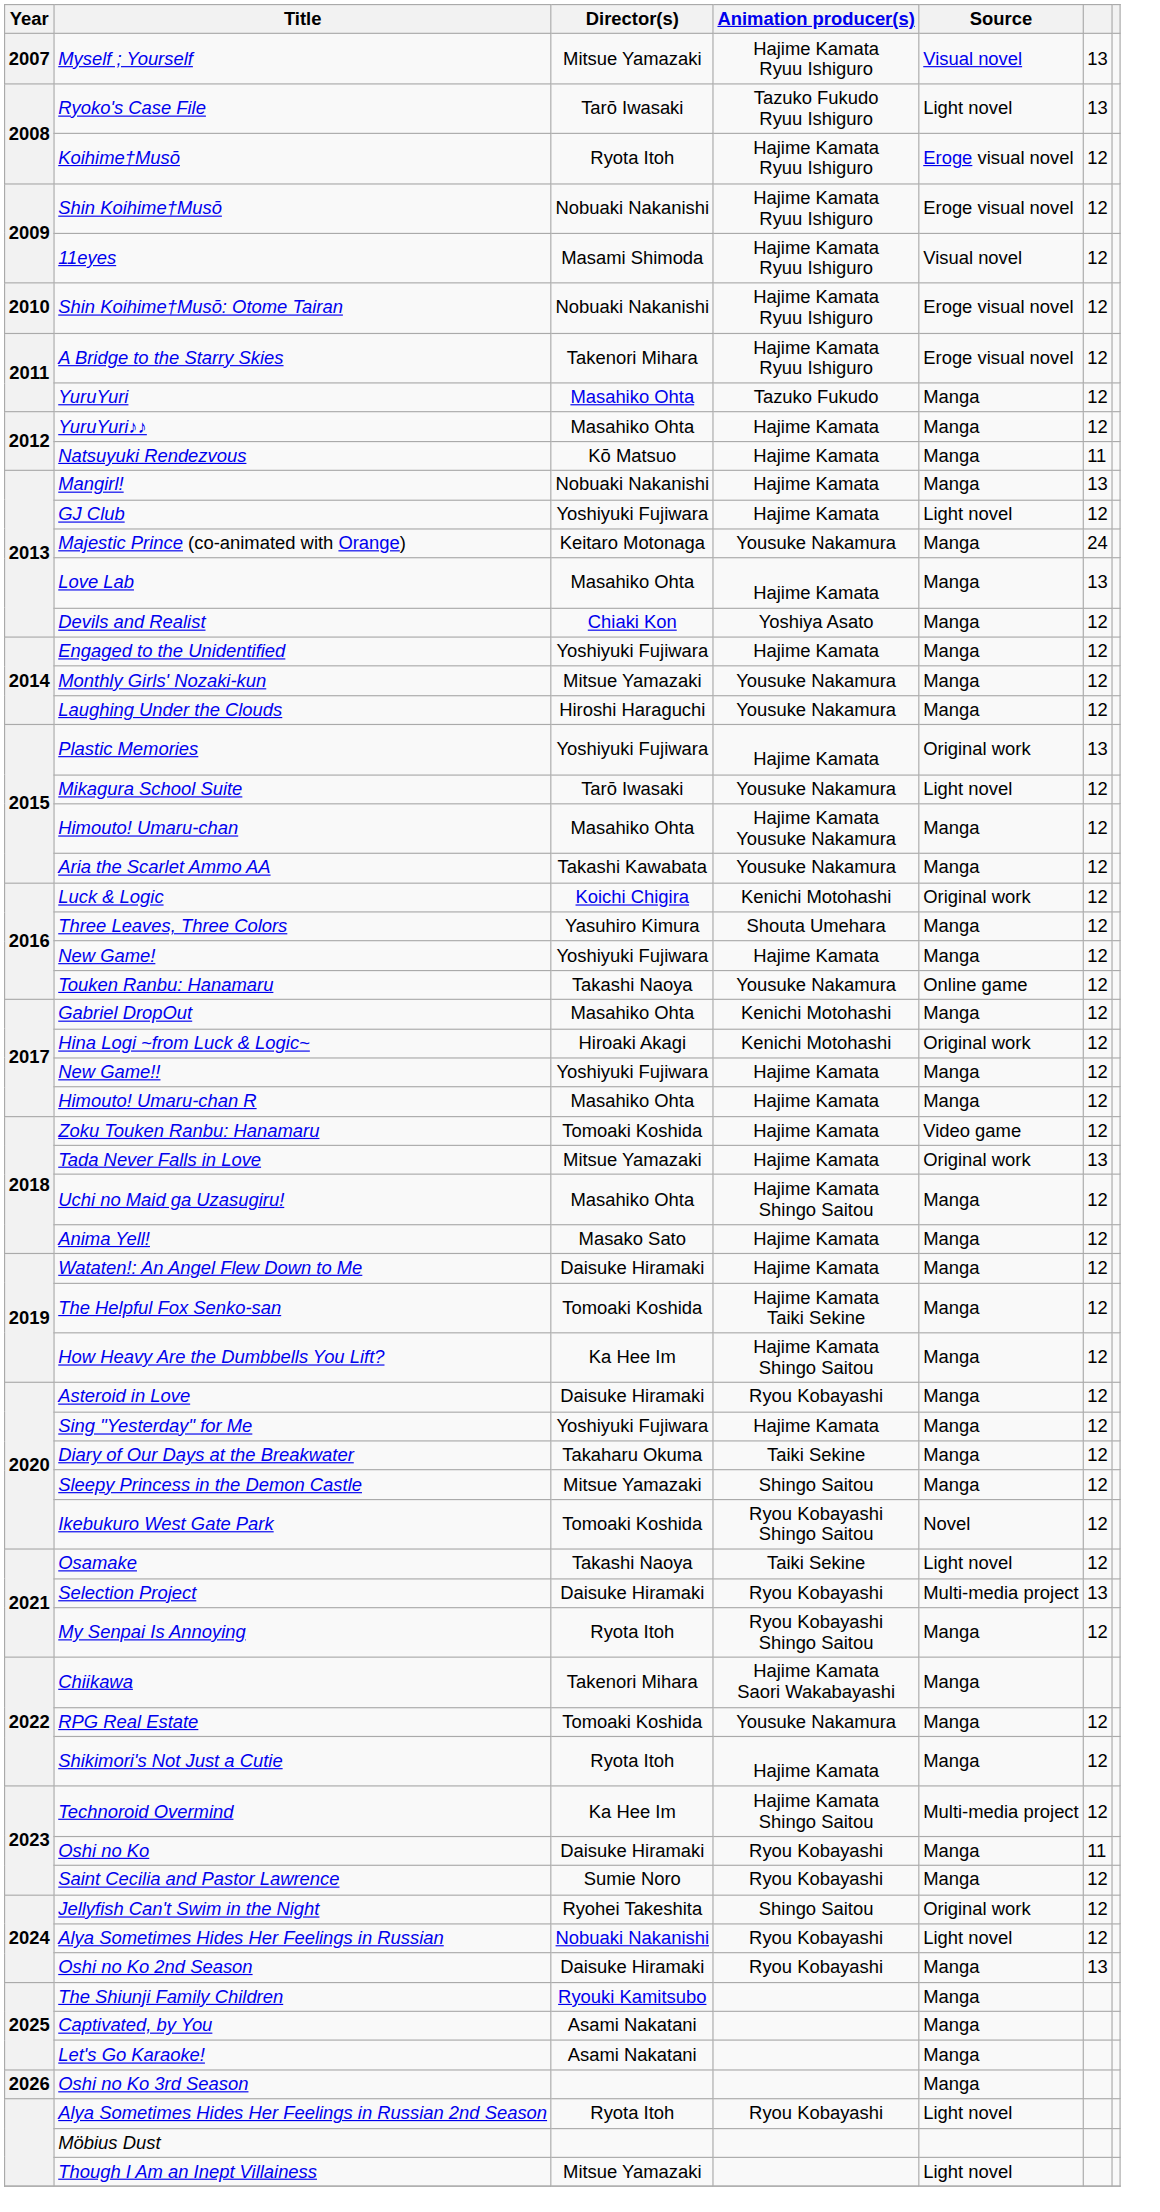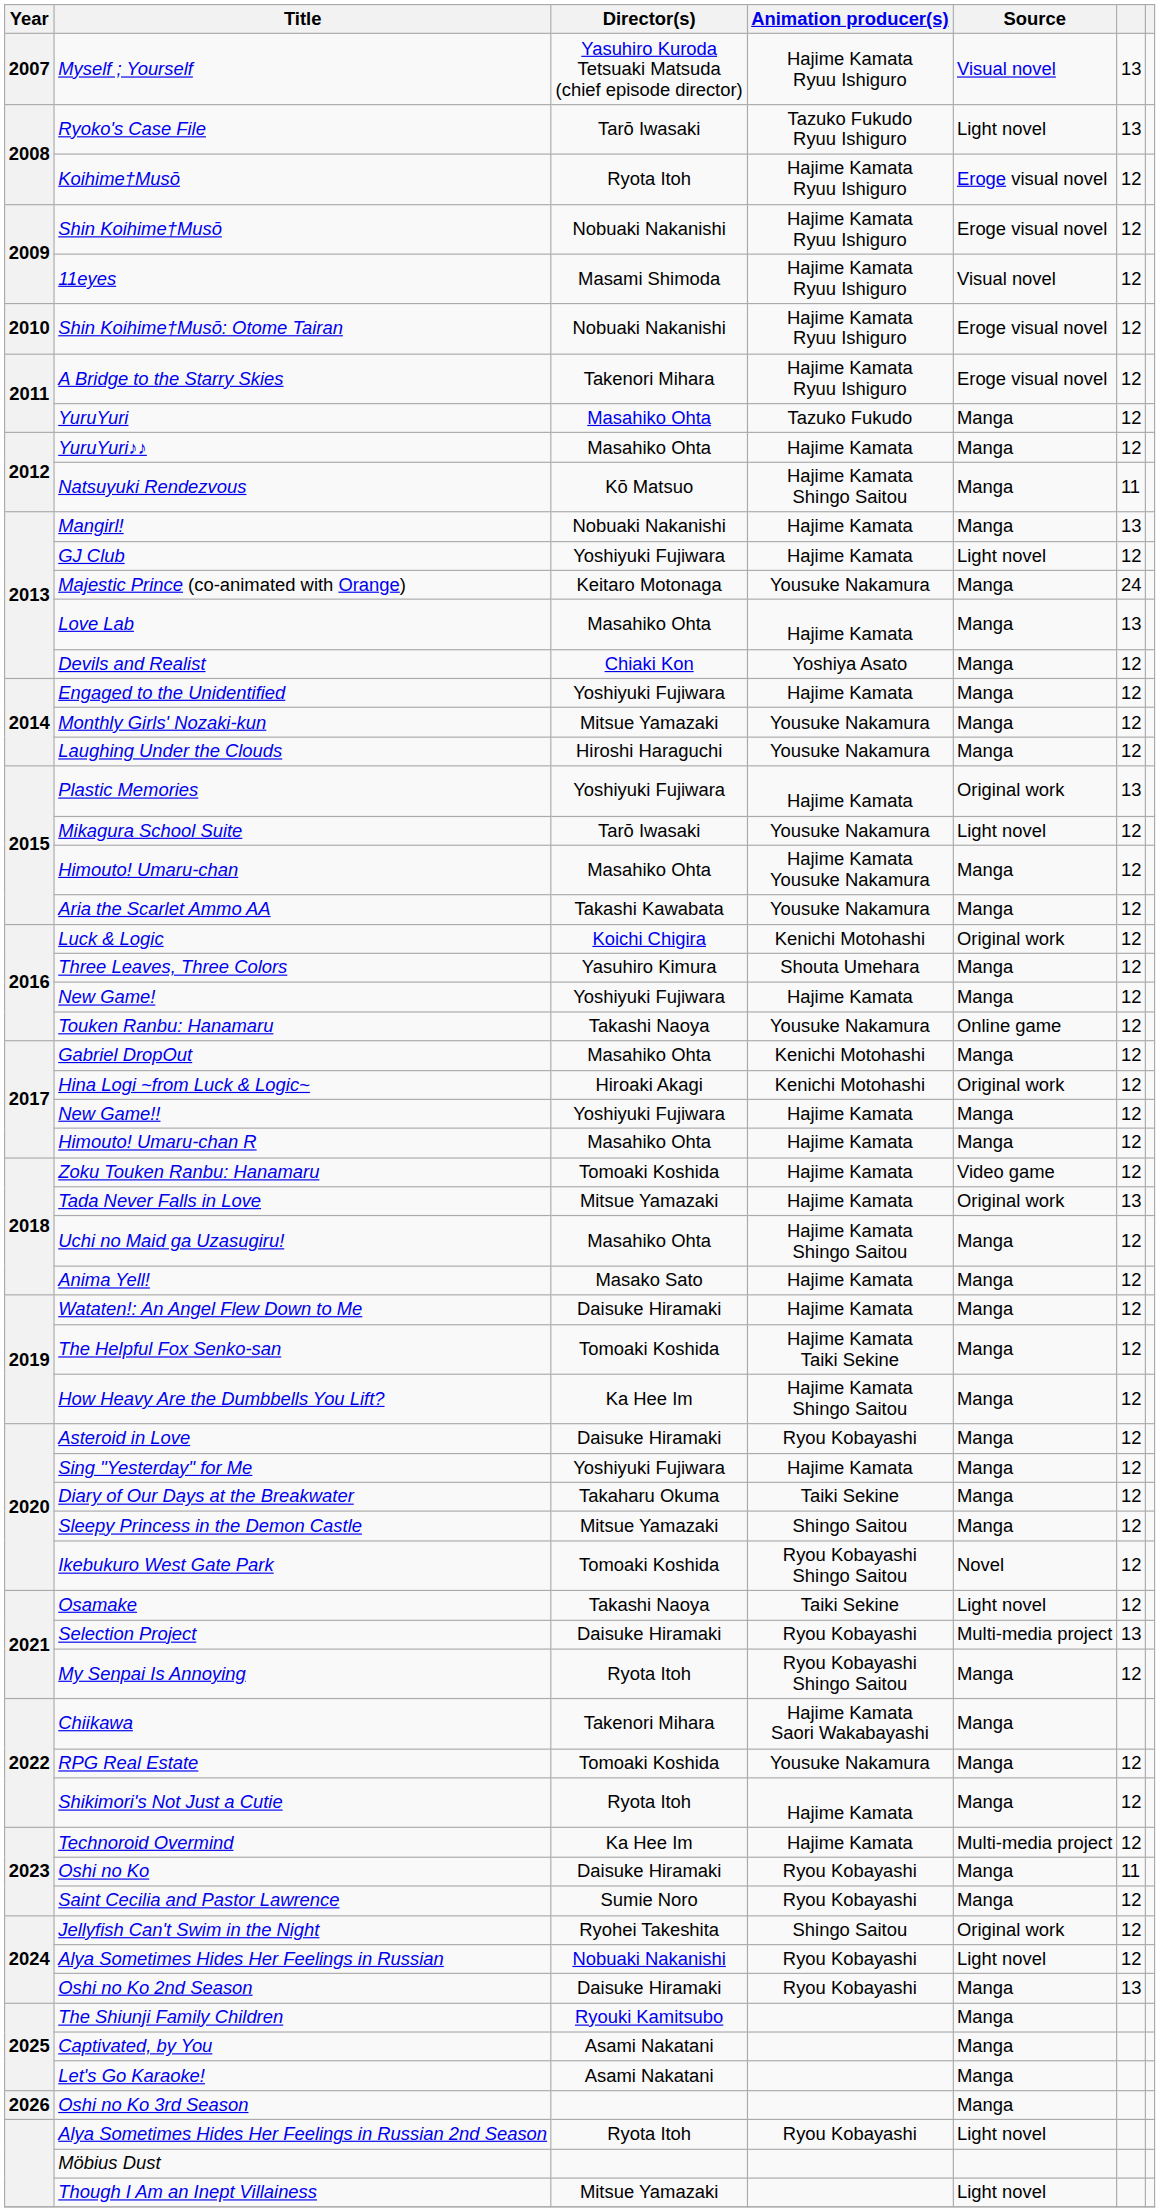(632, 58) Mitsue Yamazaki -> (649, 68) Yasuhiro Kuroda Tetsuaki Matsuda (chief episode director)
(816, 455) Hajime Kamata -> (850, 486) Hajime Kamata Shingo Saitou
(816, 1811) Hajime Kamata Shingo Saitou -> (850, 1842) Hajime Kamata
